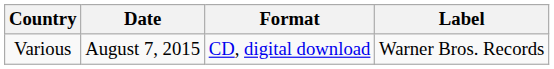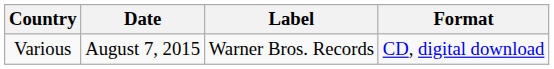columns swapped: (462, 19) <-> (290, 19)
